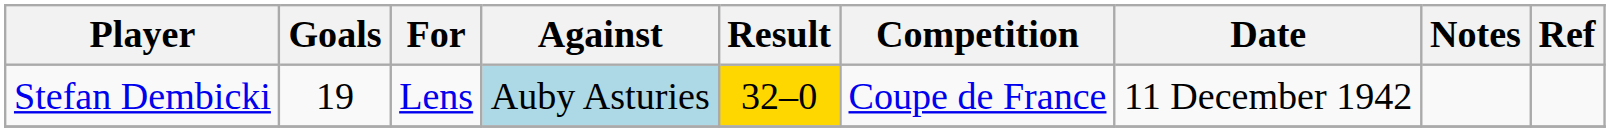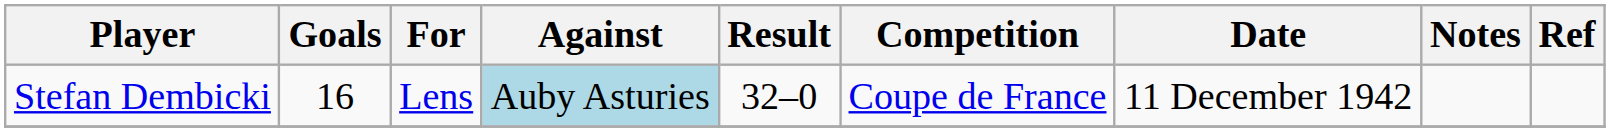(335, 95) 19 -> (335, 95) 16
(779, 95) gold background -> (779, 95) no background
